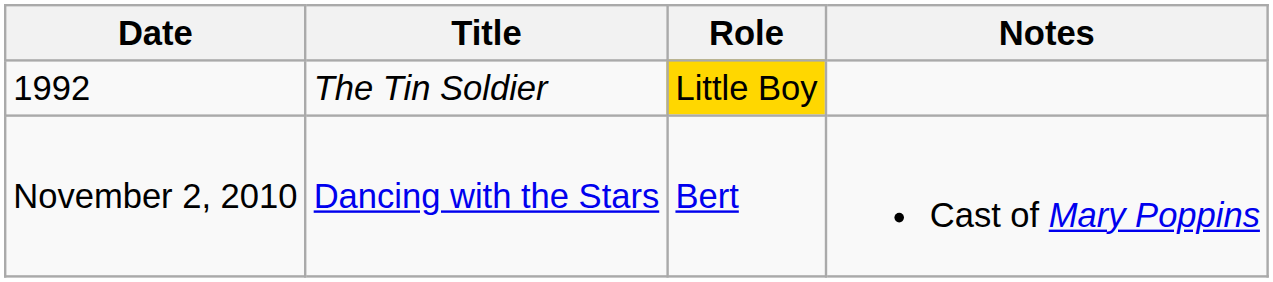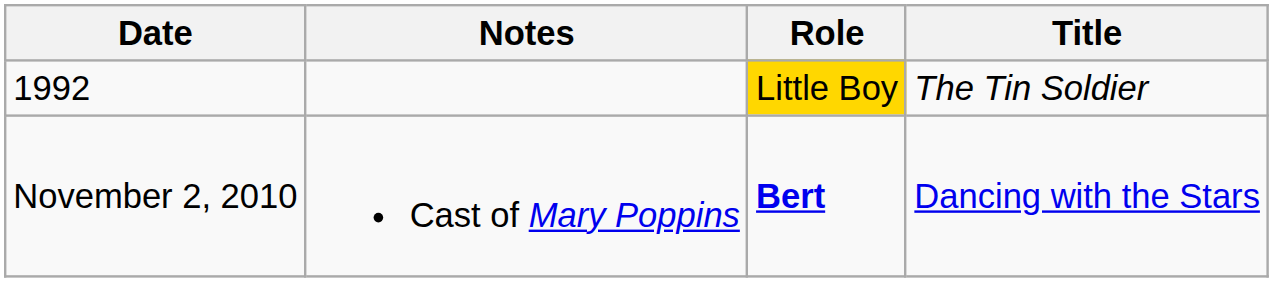columns swapped: (486, 33) <-> (1047, 33)
(707, 196) normal -> (791, 196) bold
